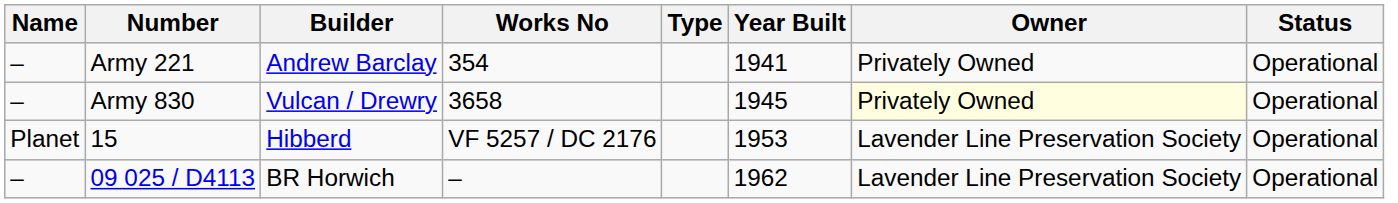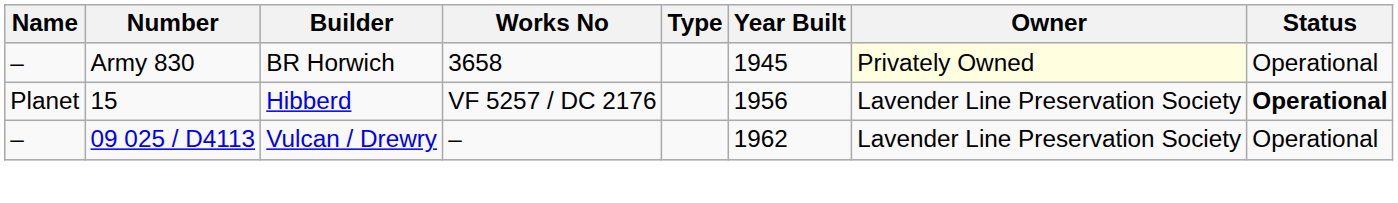- row: (143, 62)
(352, 100) Vulcan / Drewry -> (330, 62) BR Horwich
(761, 139) 1953 -> (761, 100) 1956
(1315, 139) normal -> (1320, 100) bold
(330, 178) BR Horwich -> (352, 139) Vulcan / Drewry
